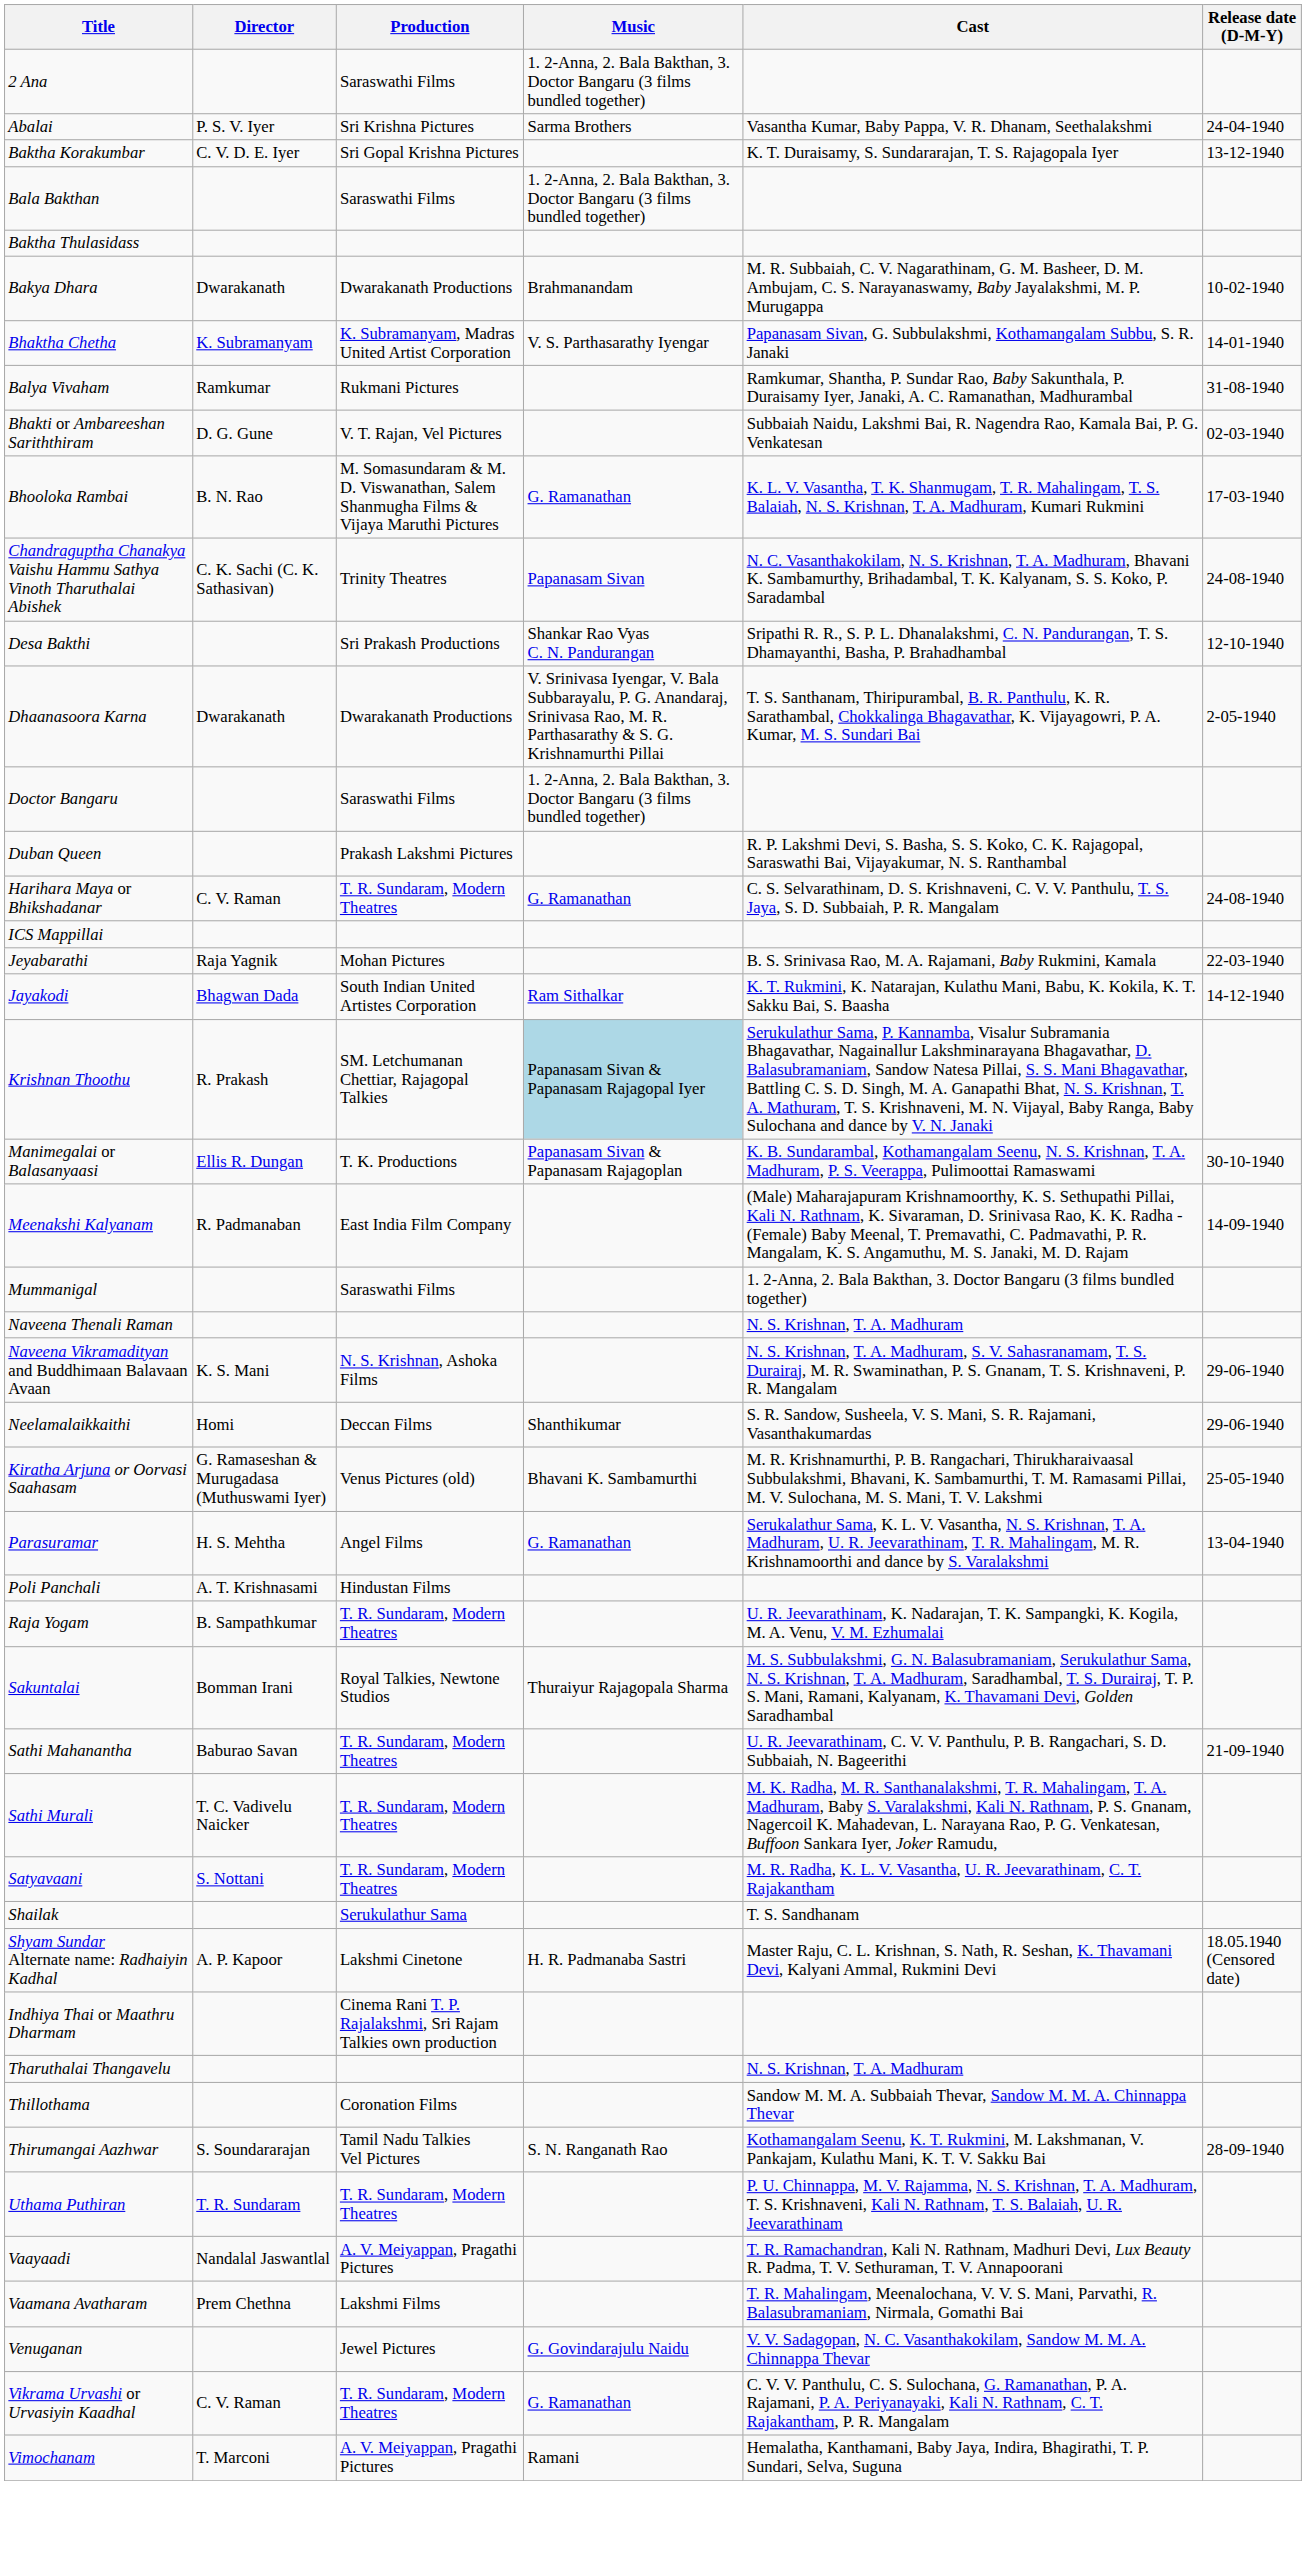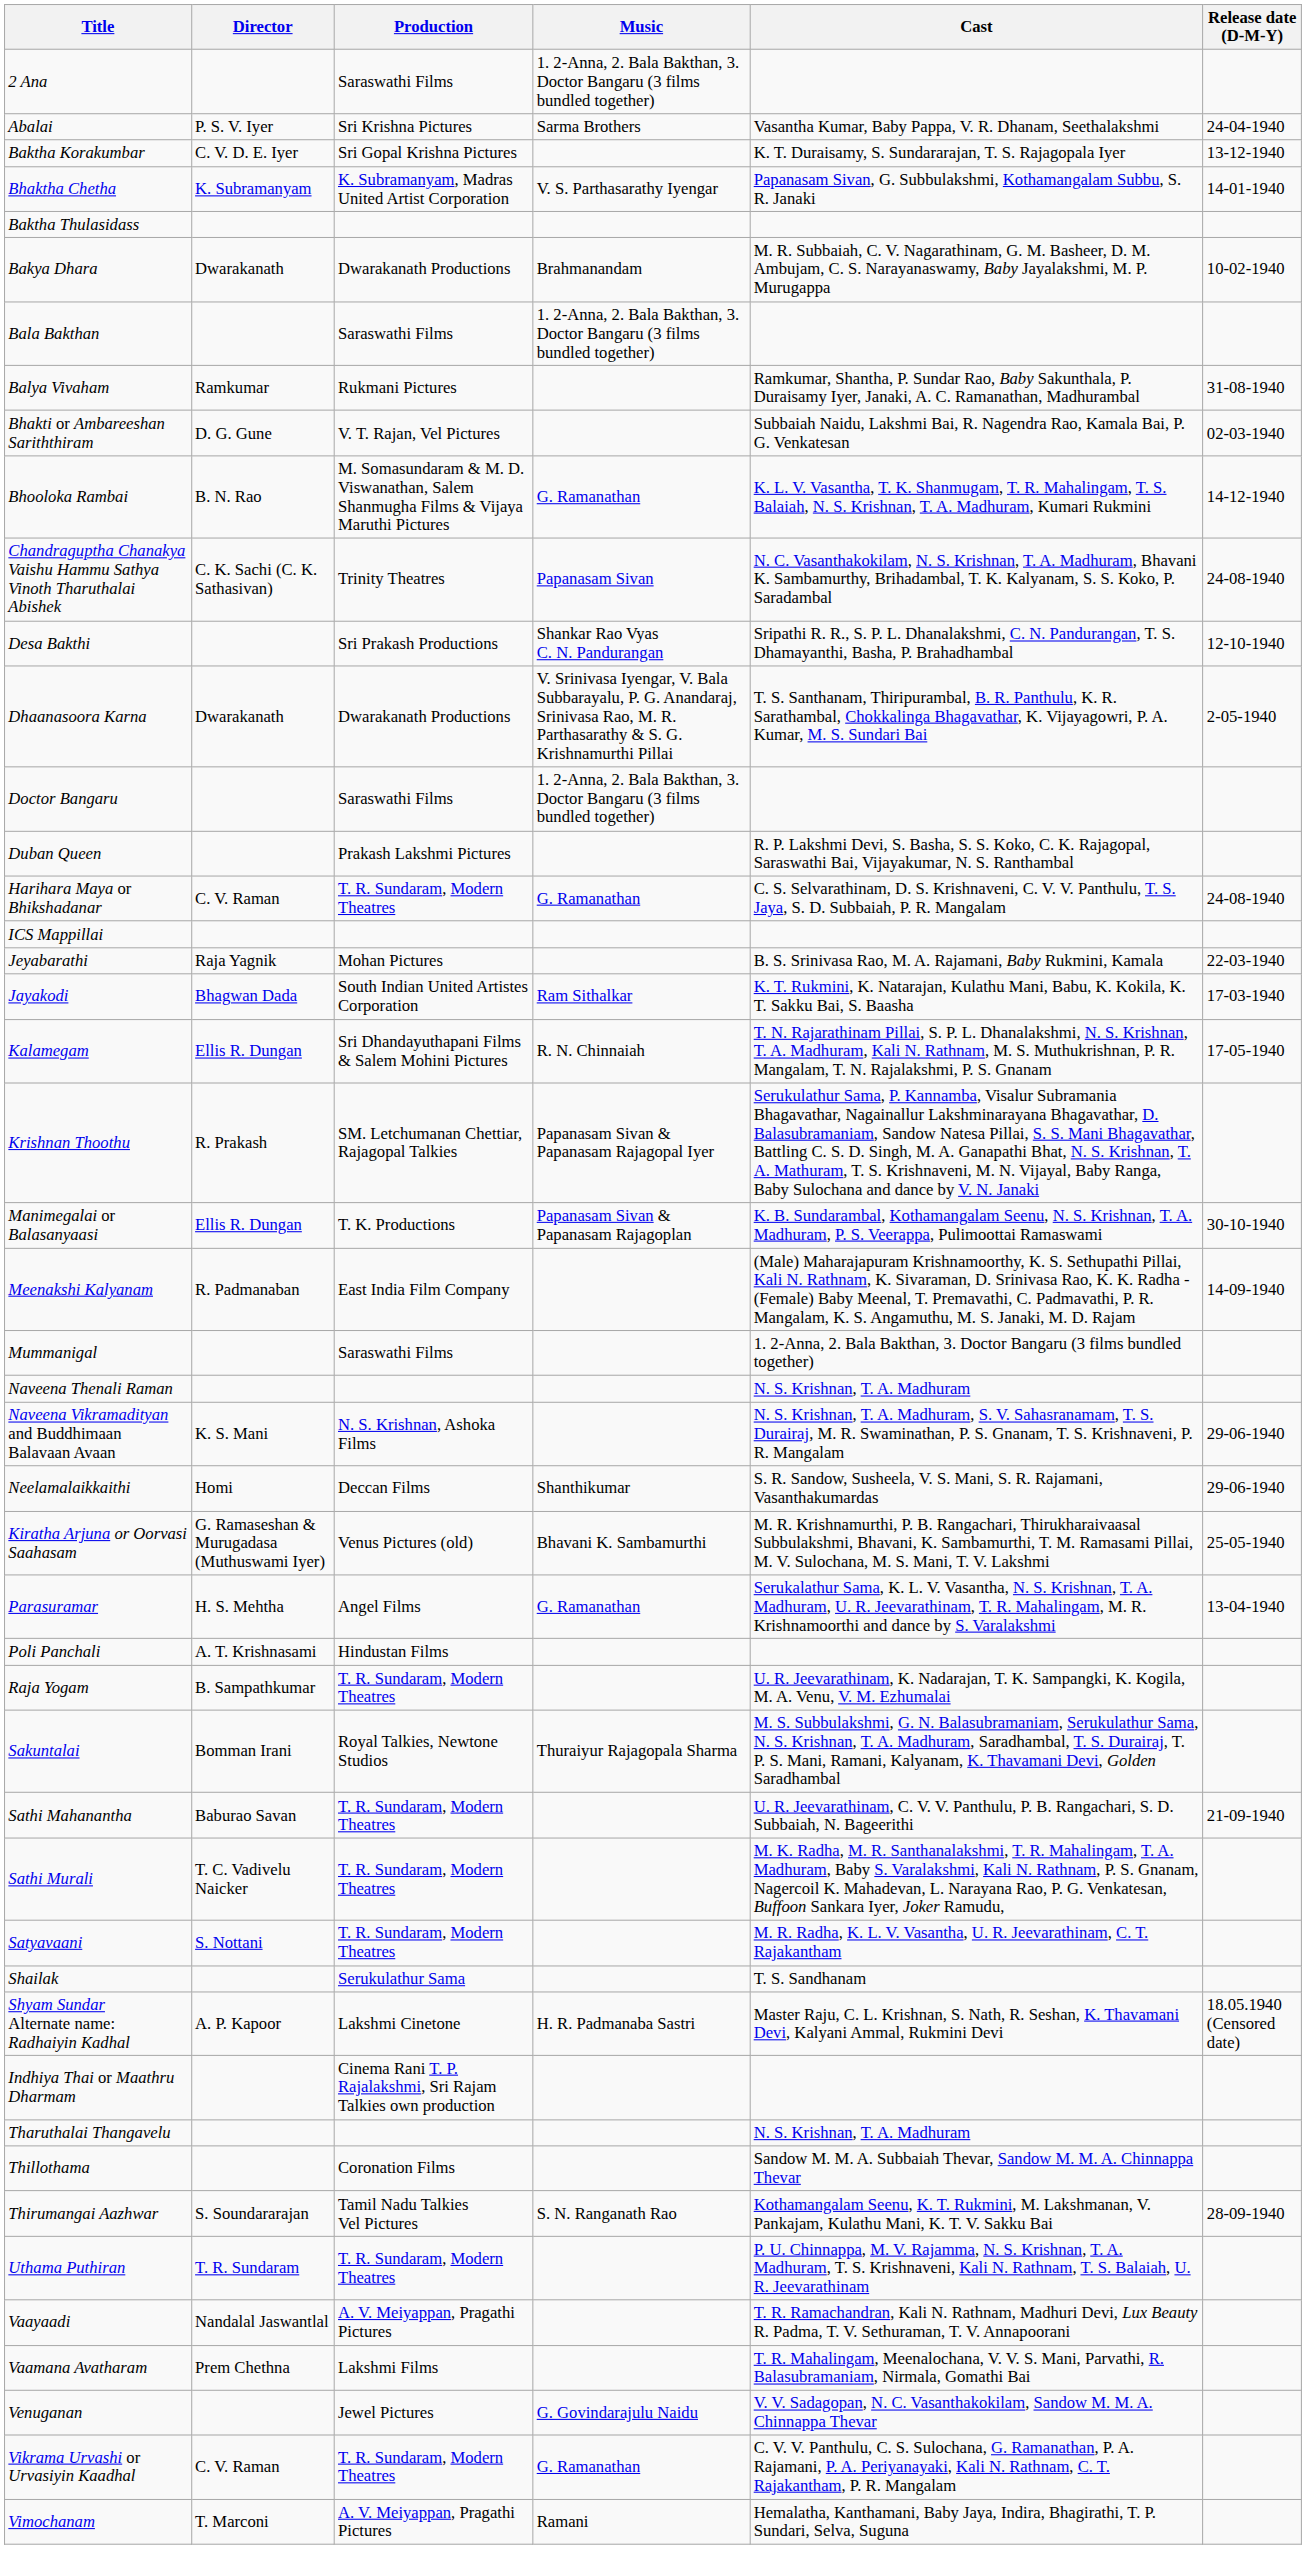rows swapped: (62, 342) <-> (54, 198)
(1245, 496) 17-03-1940 -> (1246, 496) 14-12-1940
(1245, 996) 14-12-1940 -> (1246, 996) 17-03-1940
+ row: (49, 1050)
(616, 1079) lightblue background -> (625, 1142) no background
